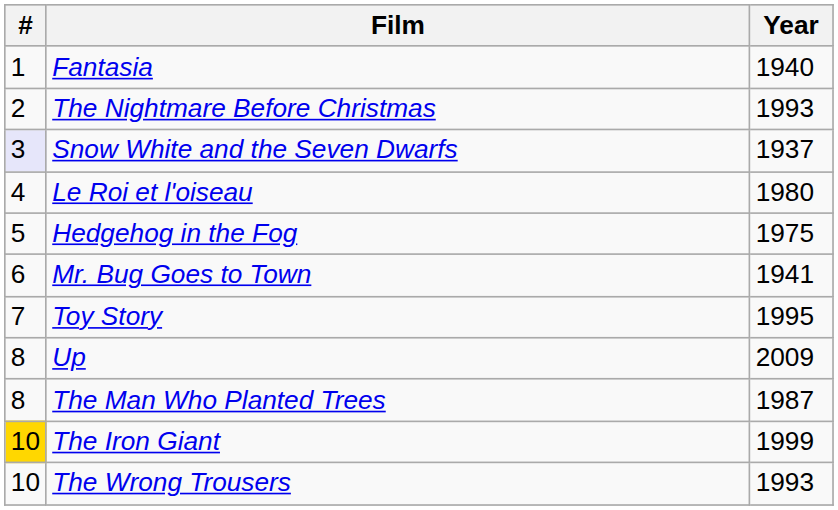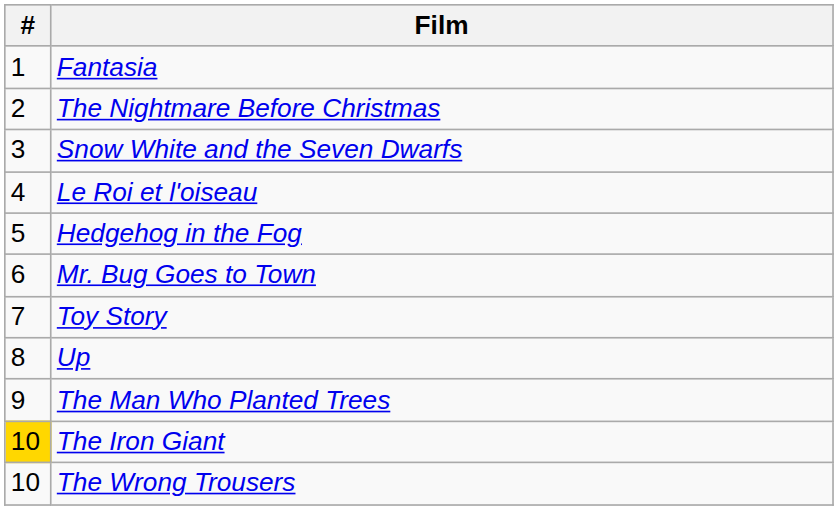- column: (791, 25)
(18, 150) lavender background -> (18, 150) no background
(18, 399) 8 -> (18, 399) 9
